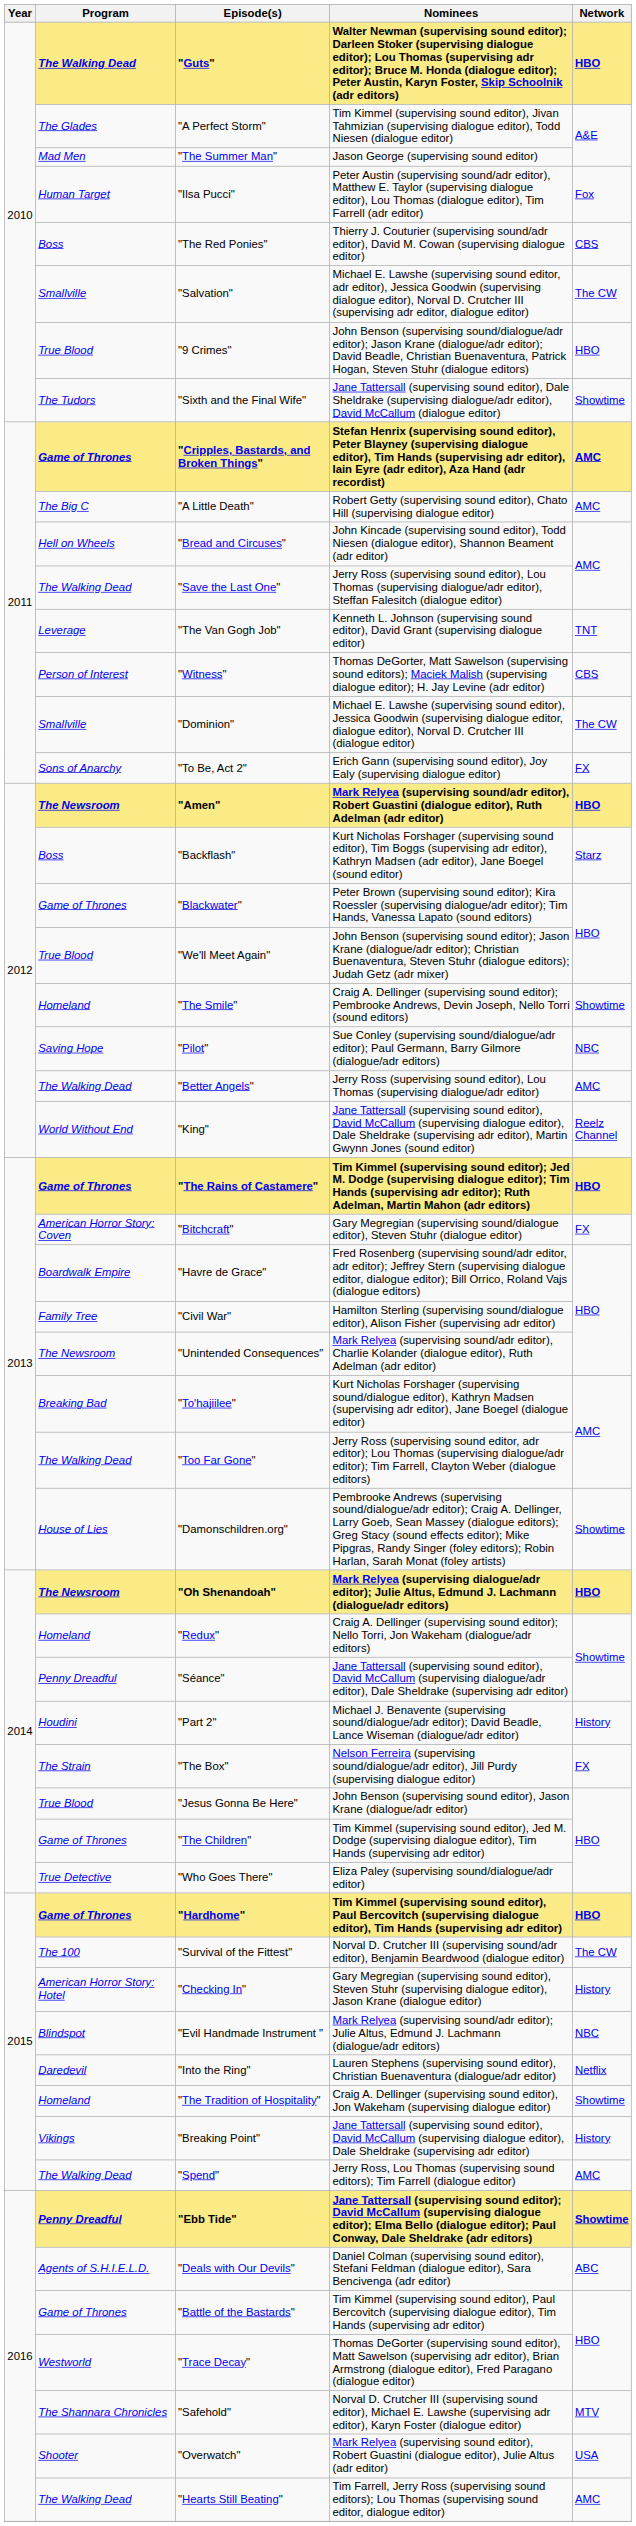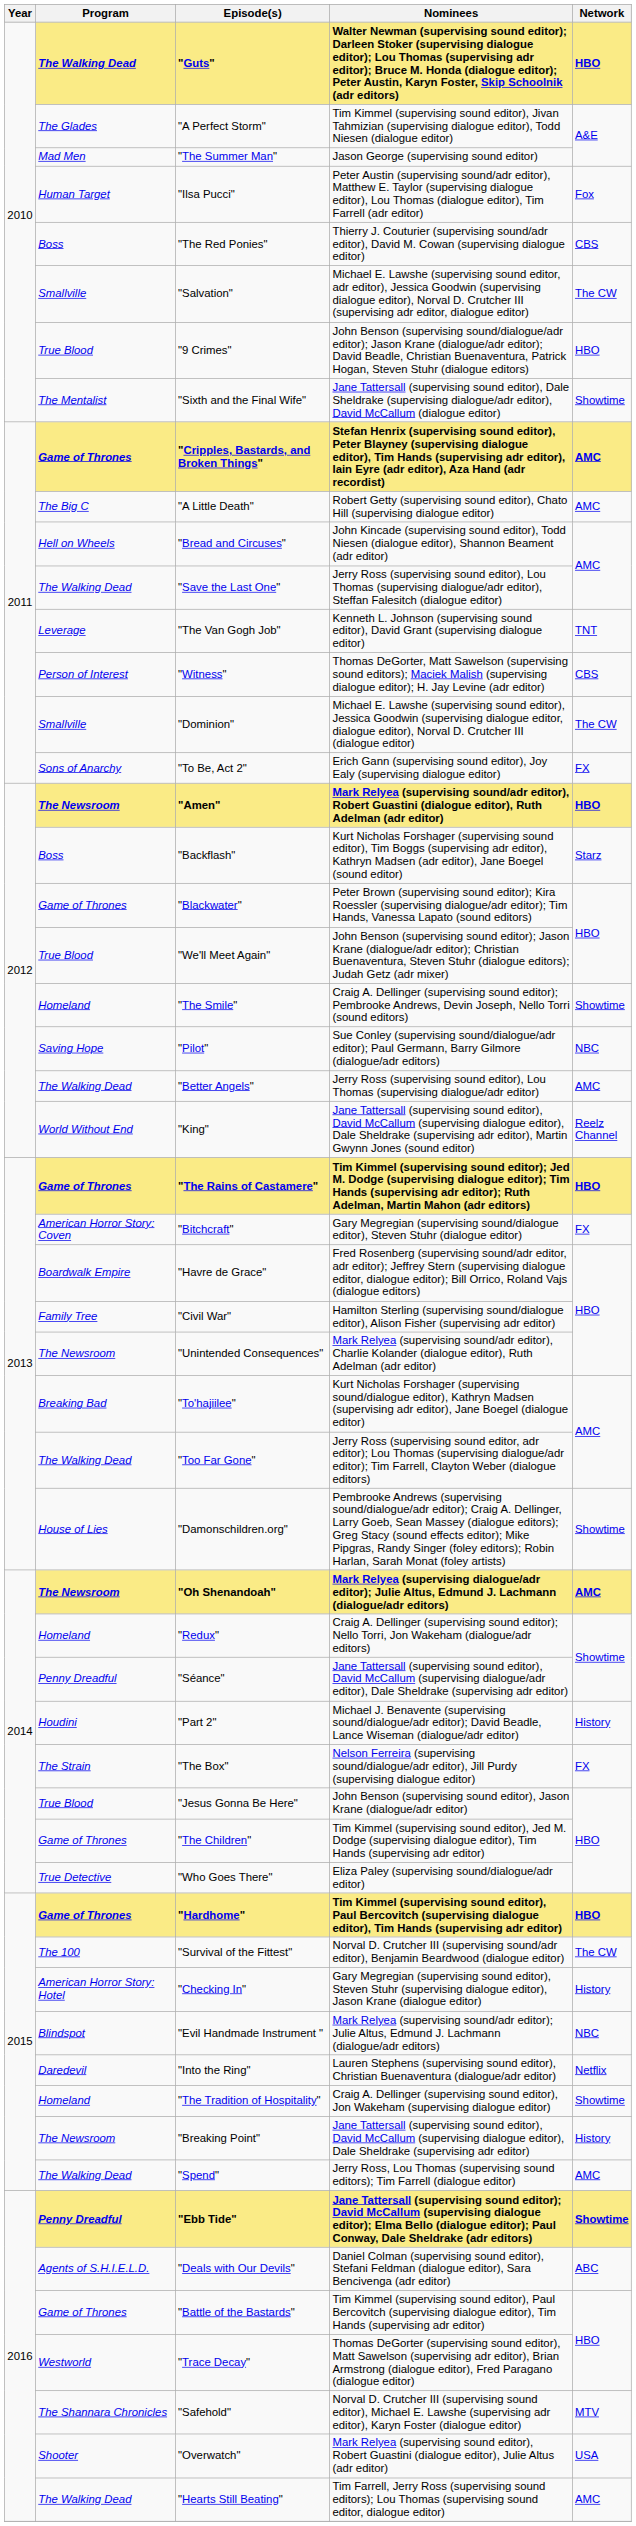(67, 400) The Tudors -> (72, 400) The Mentalist
(588, 1592) HBO -> (588, 1592) AMC
(56, 2138) Vikings -> (77, 2138) The Newsroom
